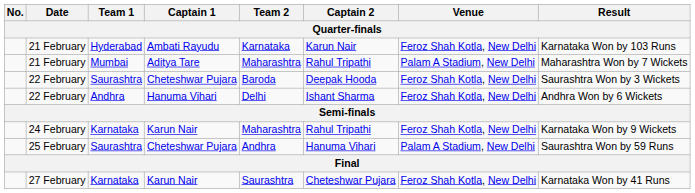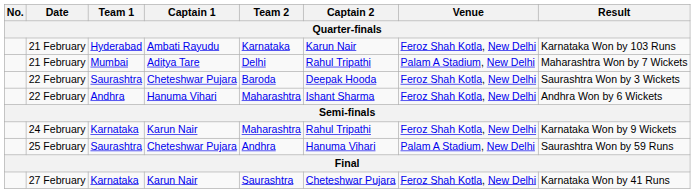(271, 63) Maharashtra -> (254, 63) Delhi
(254, 96) Delhi -> (271, 96) Maharashtra
